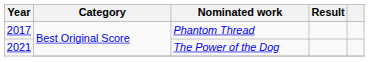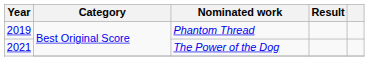(19, 30) 2017 -> (19, 30) 2019
